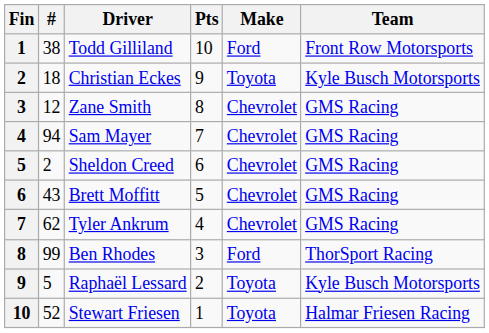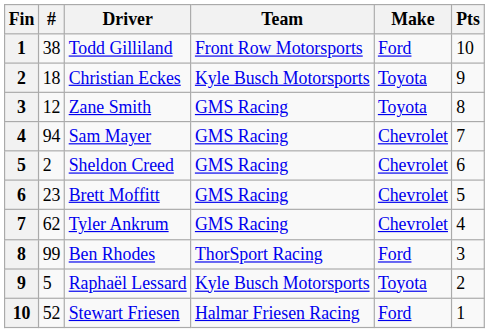columns swapped: (393, 19) <-> (207, 19)
(262, 107) Chevrolet -> (402, 107) Toyota
(52, 195) 43 -> (52, 195) 23
(251, 312) Toyota -> (395, 312) Ford
